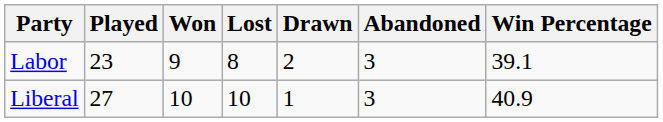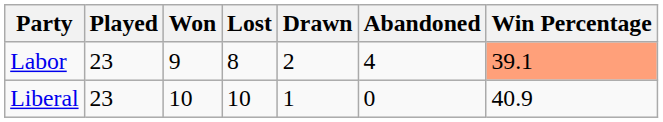(369, 60) 3 -> (369, 60) 4
(512, 60) no background -> (512, 60) lightsalmon background
(101, 98) 27 -> (101, 98) 23
(369, 98) 3 -> (369, 98) 0
